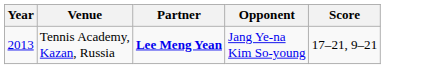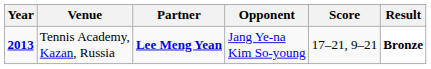+ column: (403, 15)
(21, 45) normal -> (21, 45) bold
